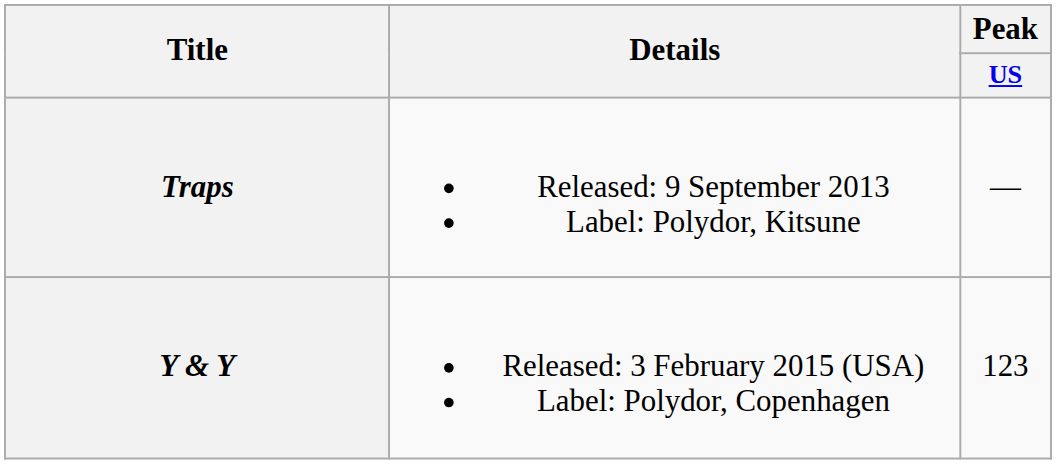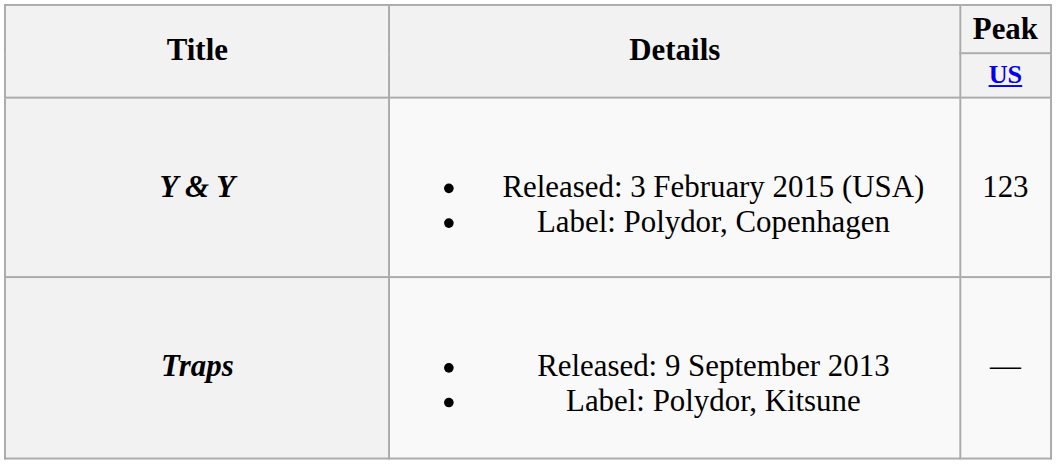rows swapped: (197, 186) <-> (197, 367)
